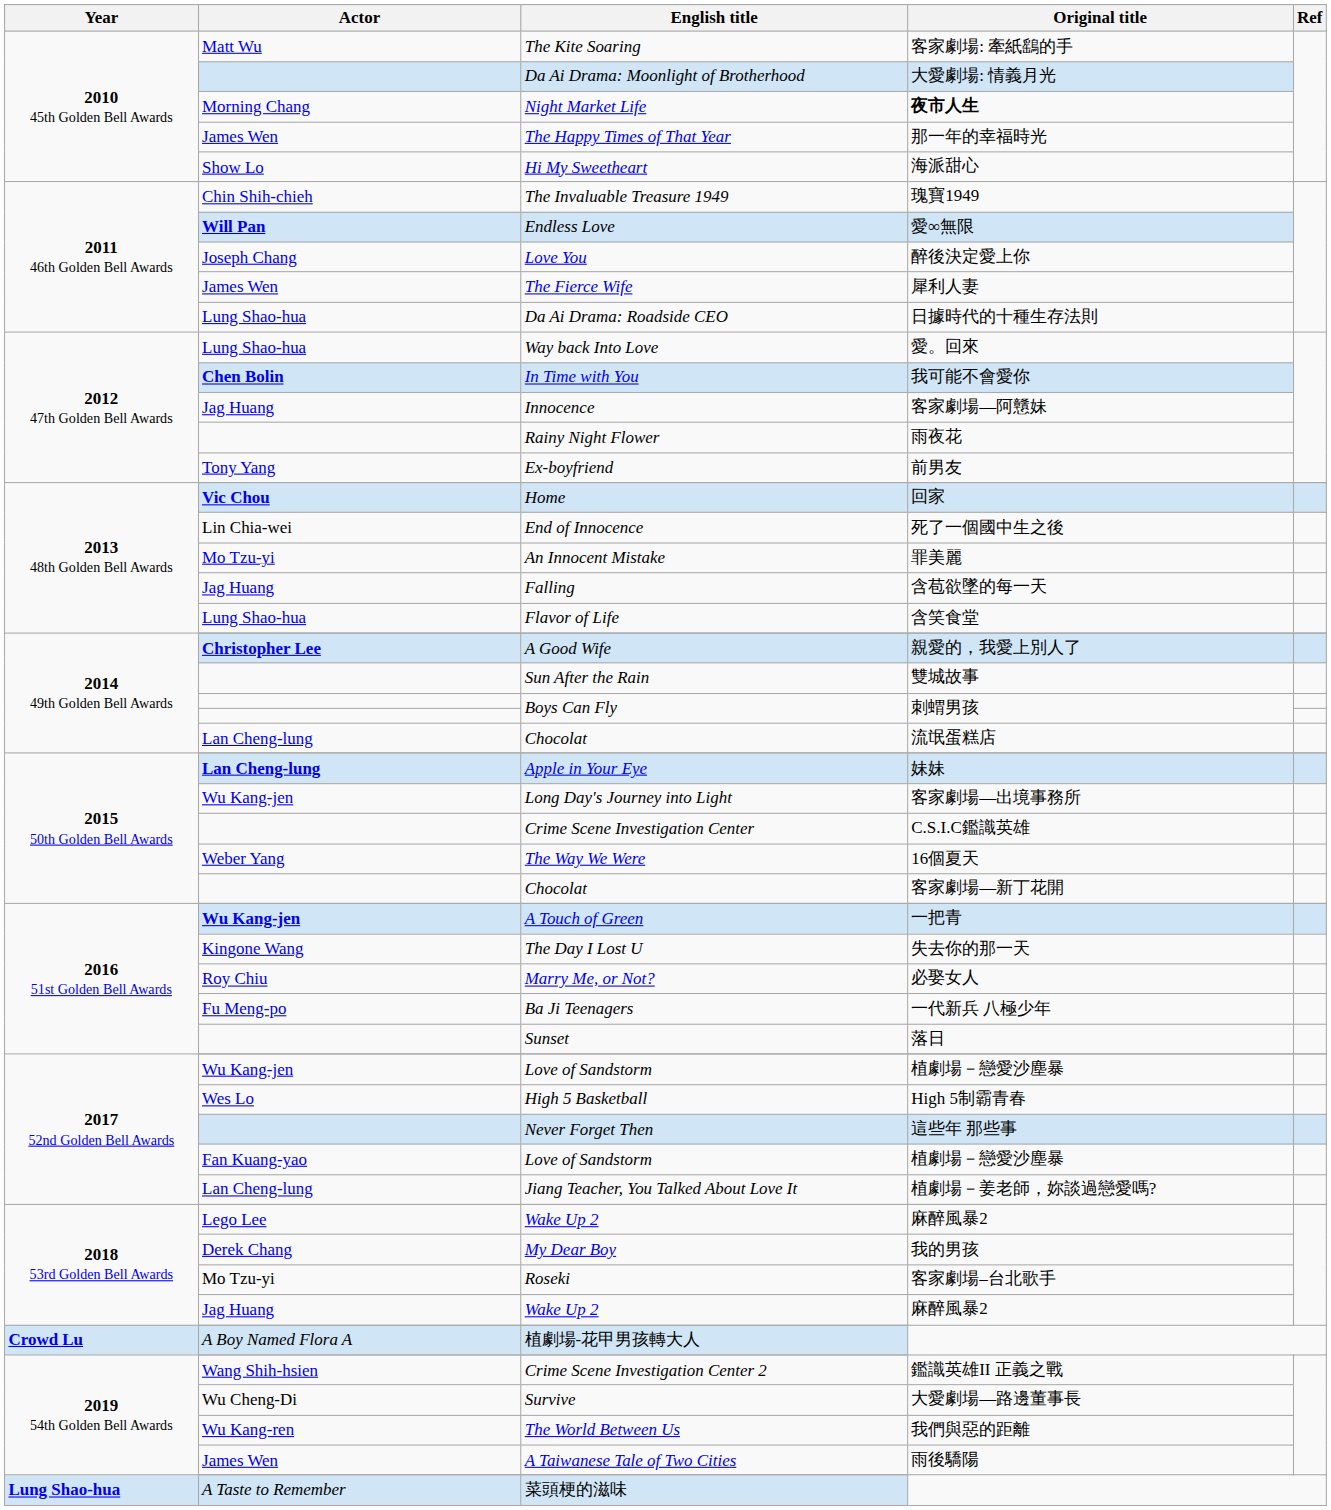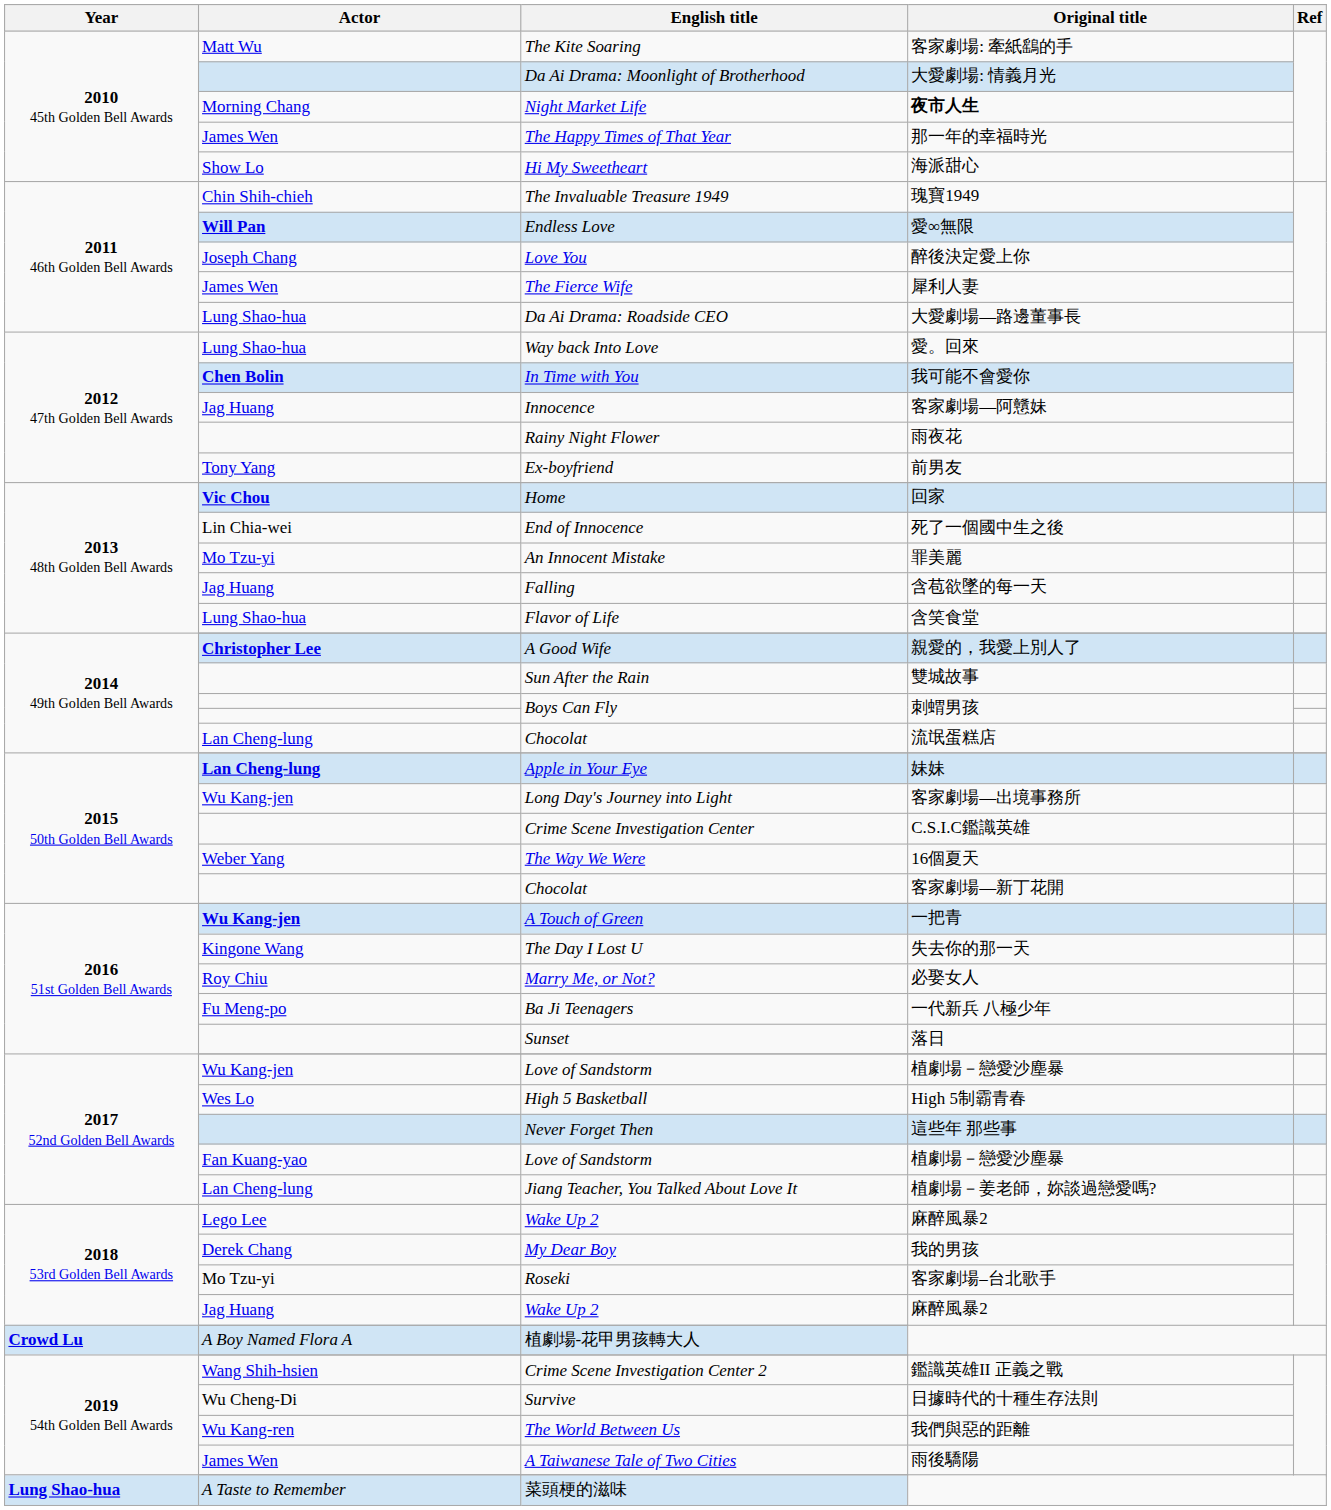(1005, 316) 日據時代的十種生存法則 -> (996, 316) 大愛劇場—路邊董事長
(996, 1399) 大愛劇場—路邊董事長 -> (1005, 1399) 日據時代的十種生存法則
